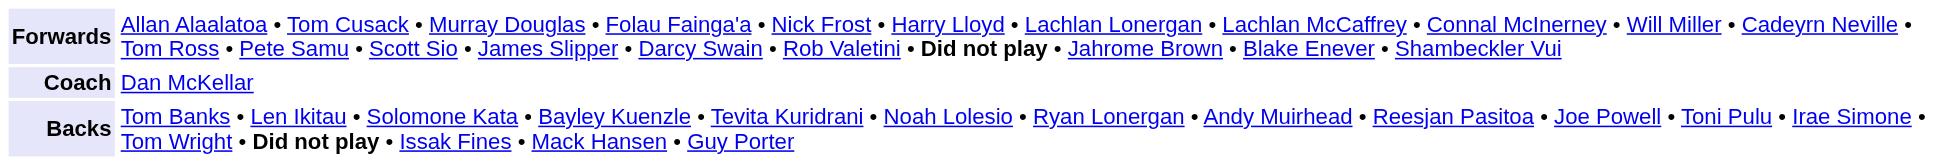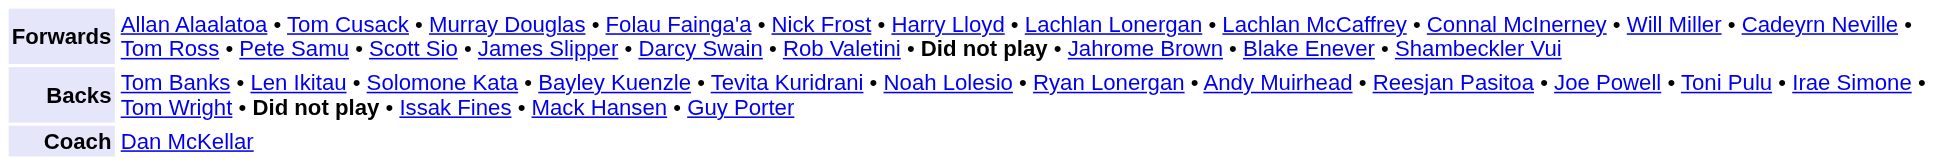rows swapped: (79, 129) <-> (78, 83)
